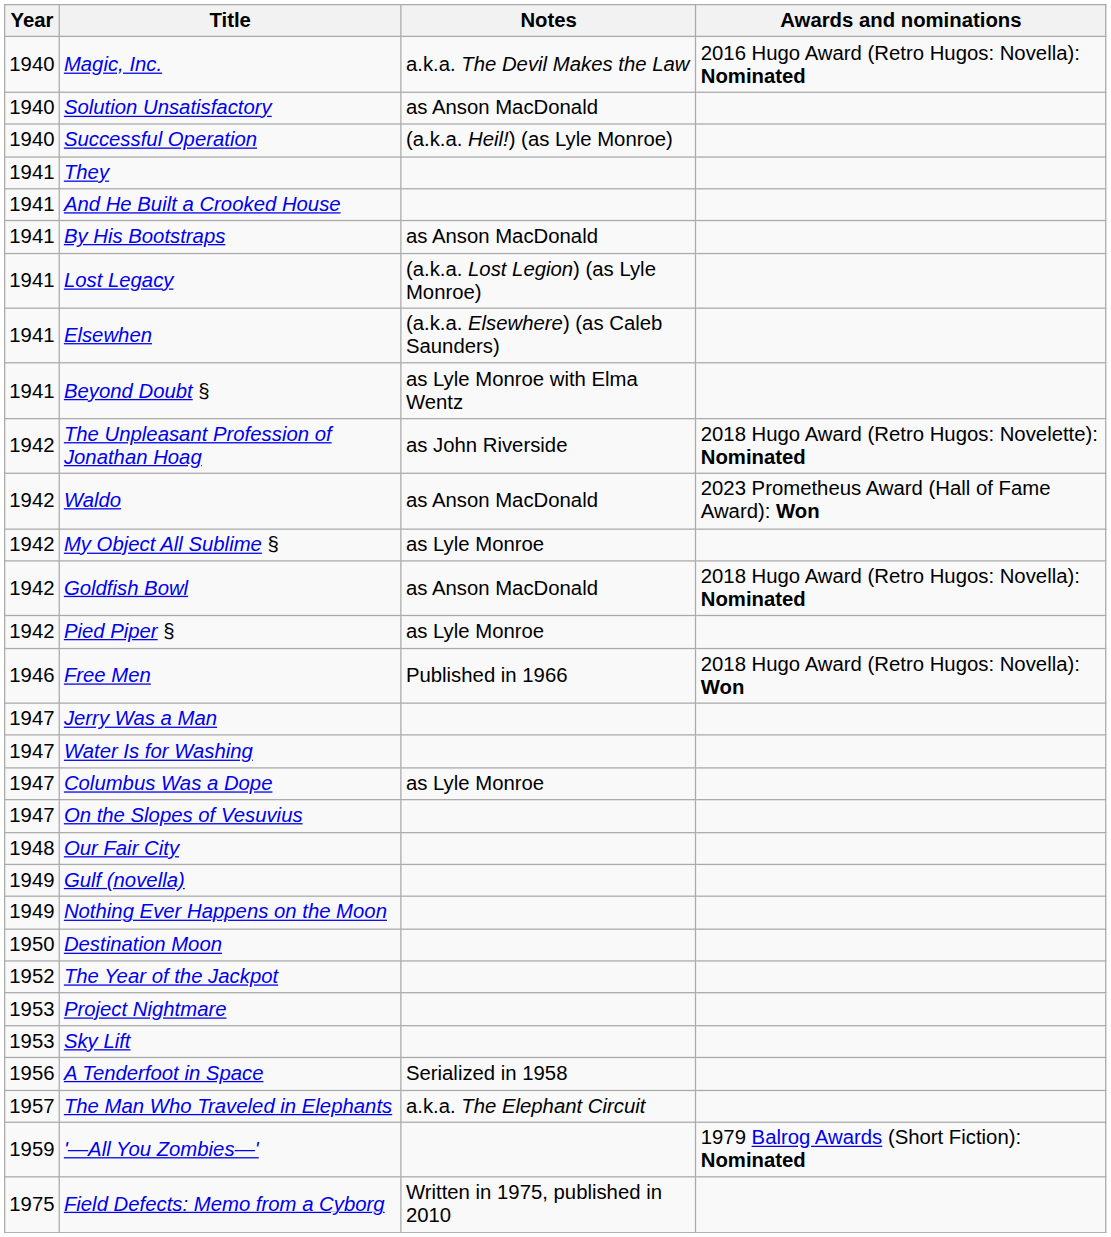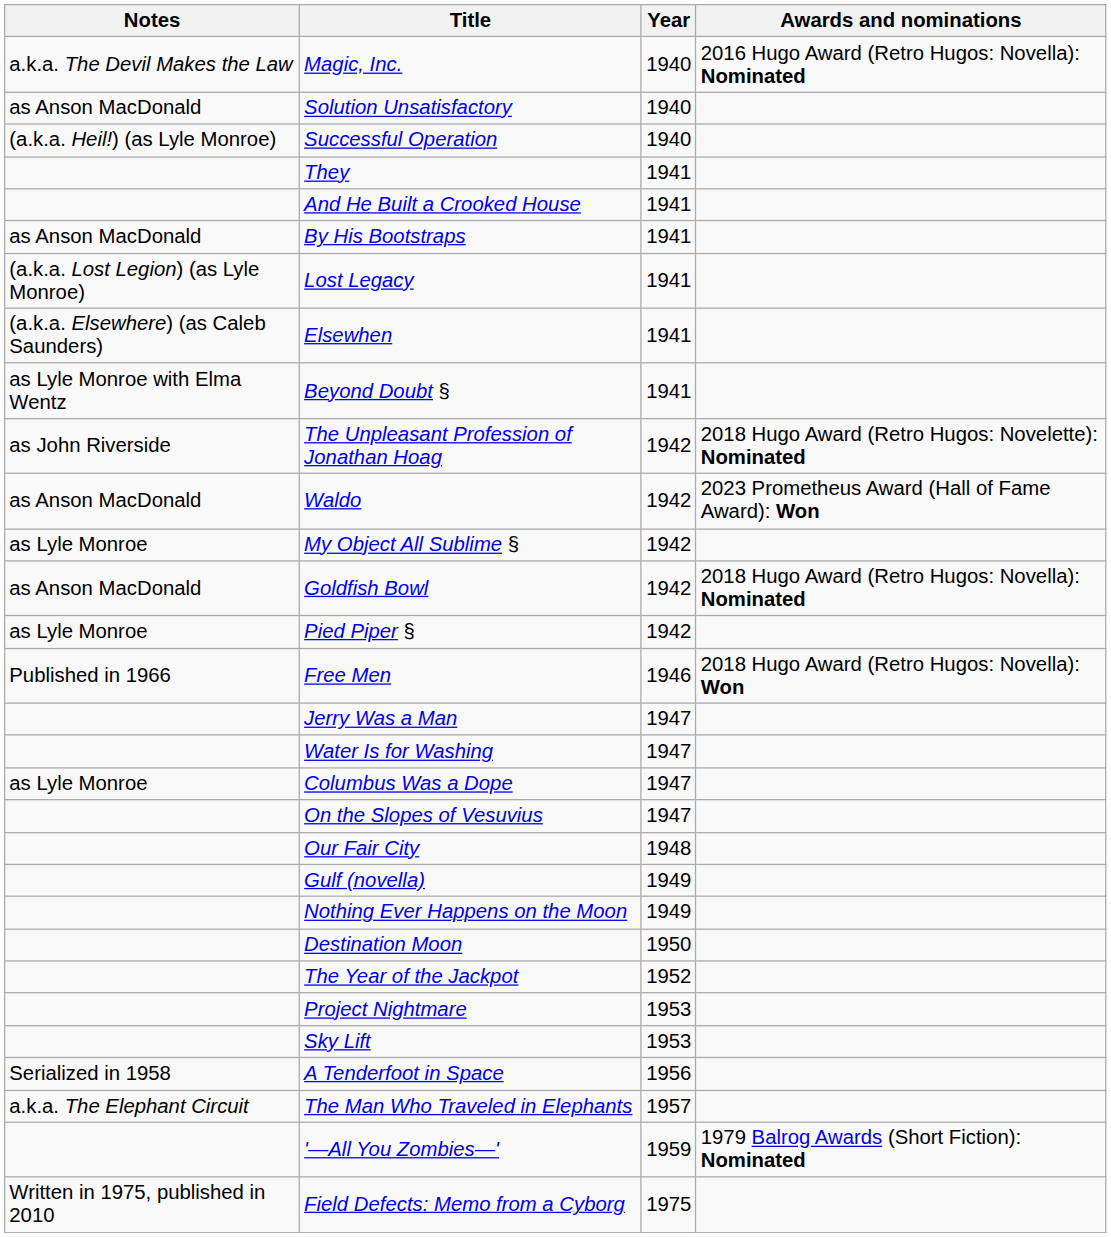columns swapped: (32, 20) <-> (549, 20)
